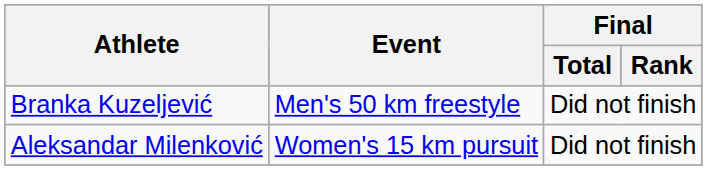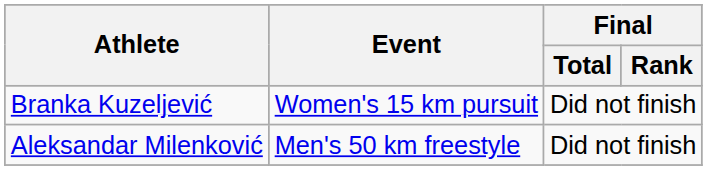(397, 105) Men's 50 km freestyle -> (406, 105) Women's 15 km pursuit
(406, 145) Women's 15 km pursuit -> (397, 145) Men's 50 km freestyle
